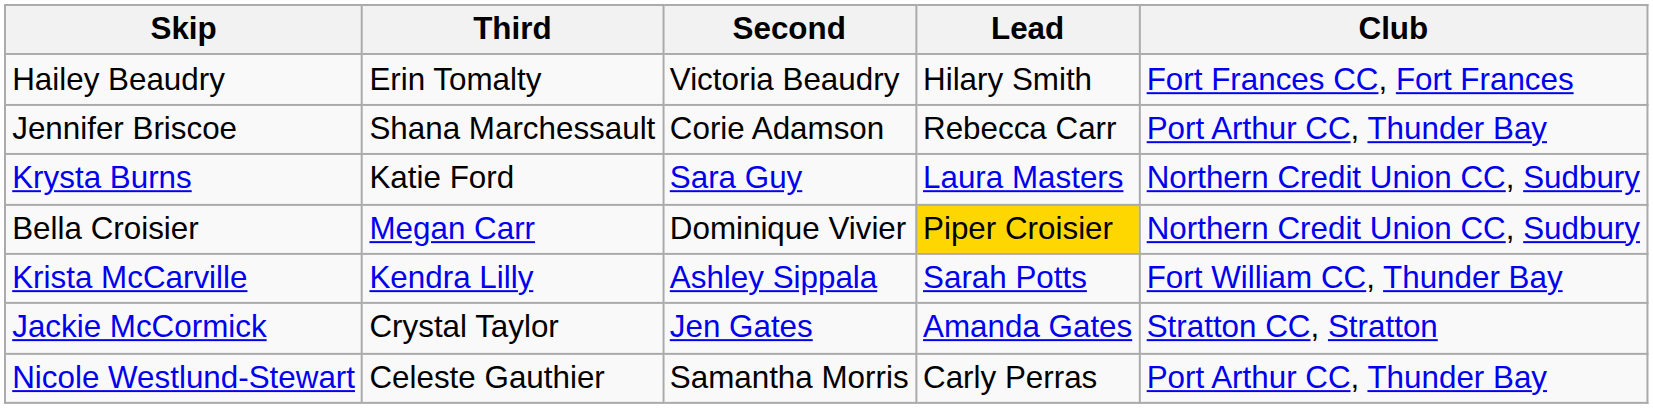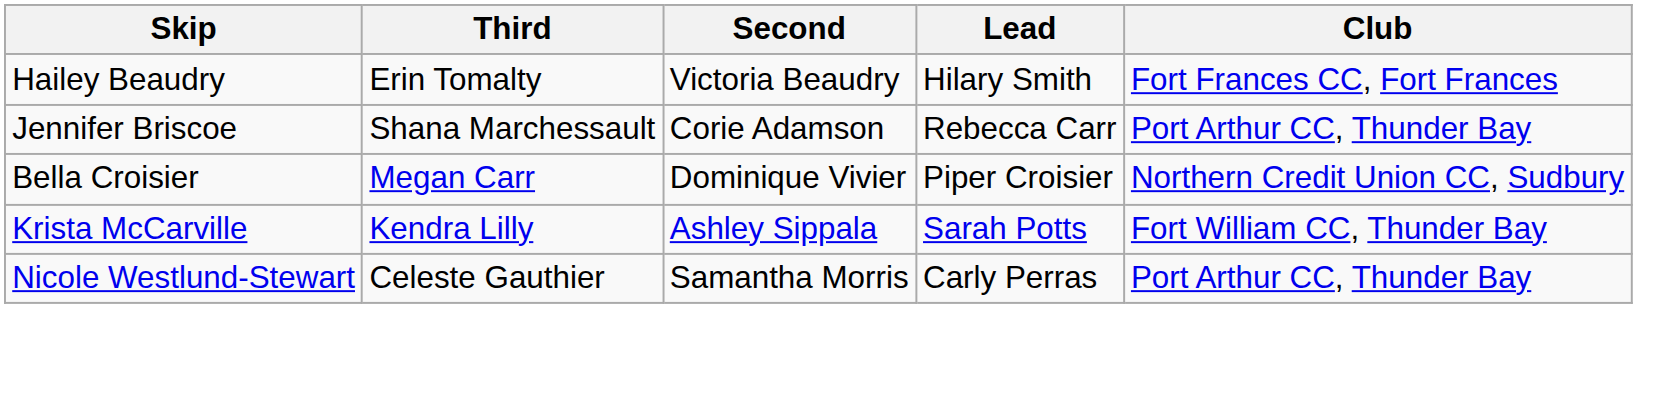- row: (102, 178)
(1018, 228) gold background -> (1018, 178) no background
- row: (139, 327)
